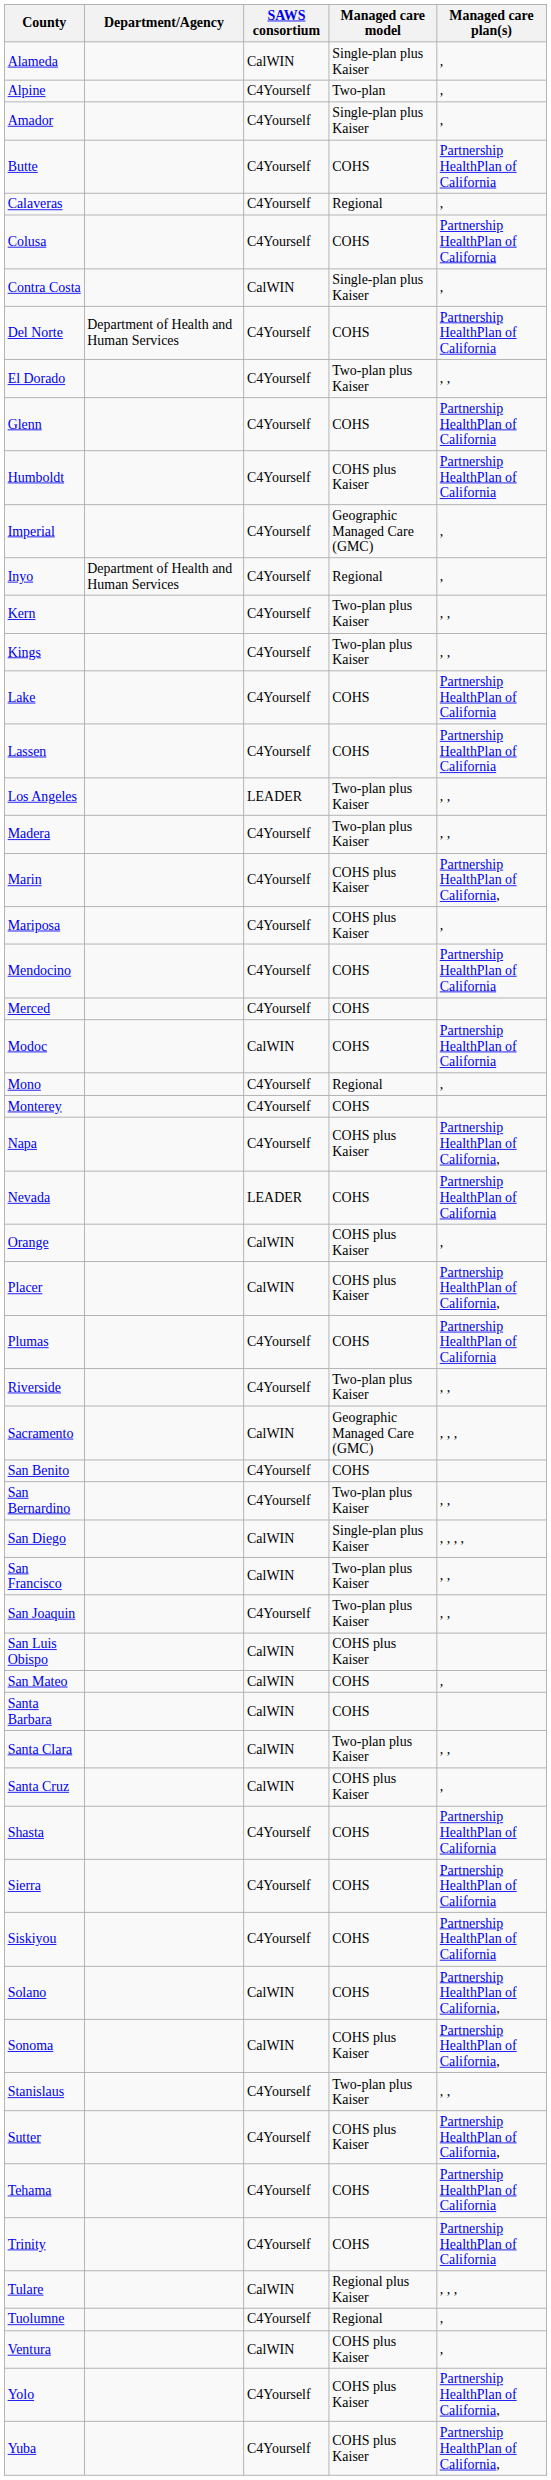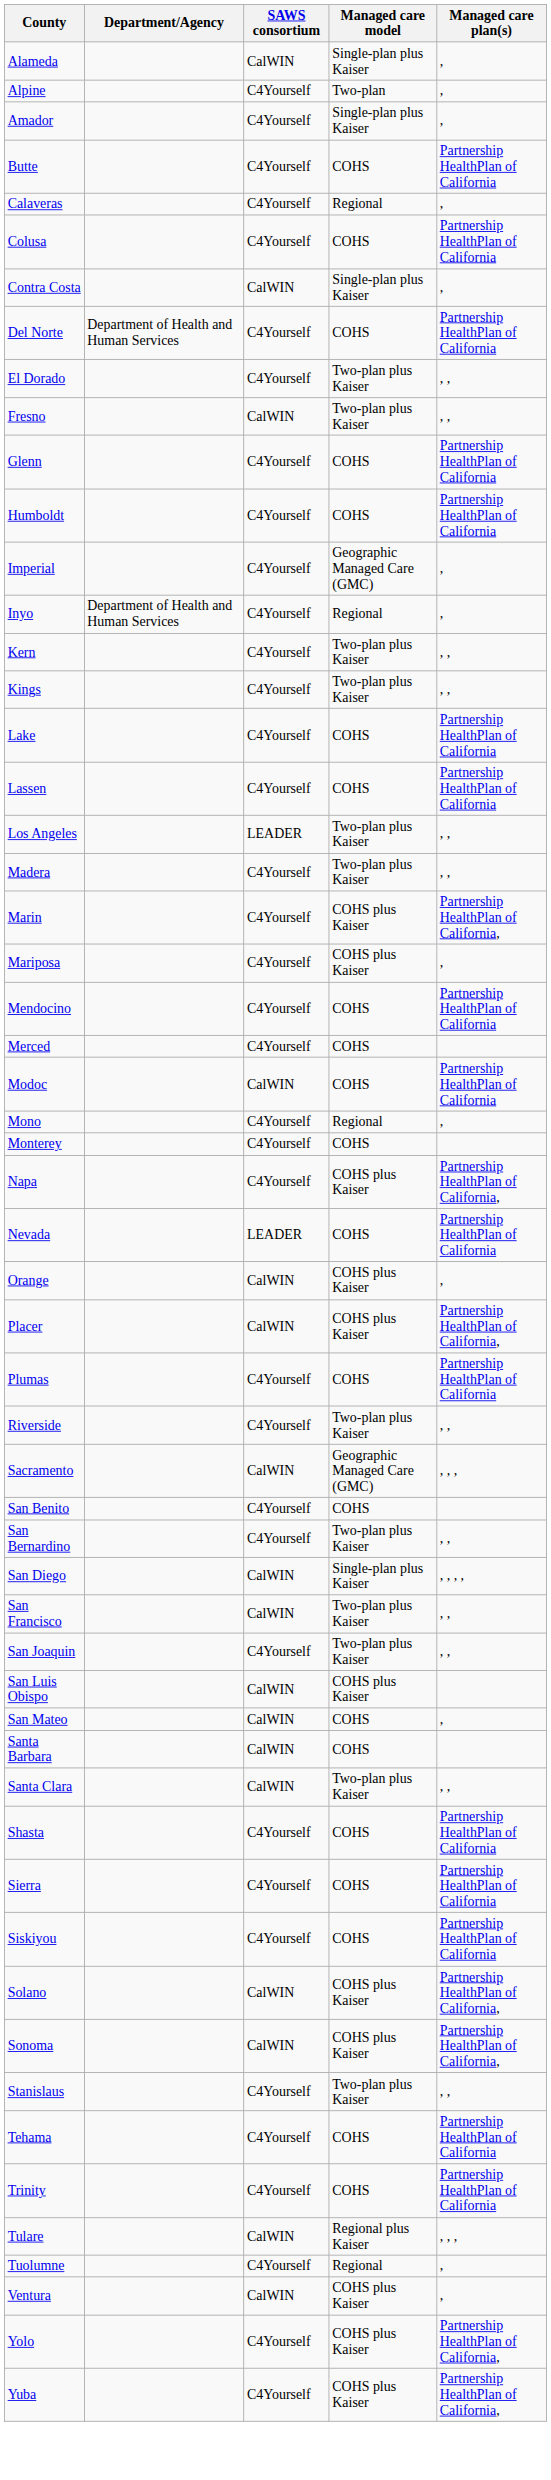+ row: (27, 416)
(364, 477) COHS plus Kaiser -> (351, 515) COHS
- row: (38, 1786)
(351, 1992) COHS -> (364, 1992) COHS plus Kaiser
- row: (24, 2137)
